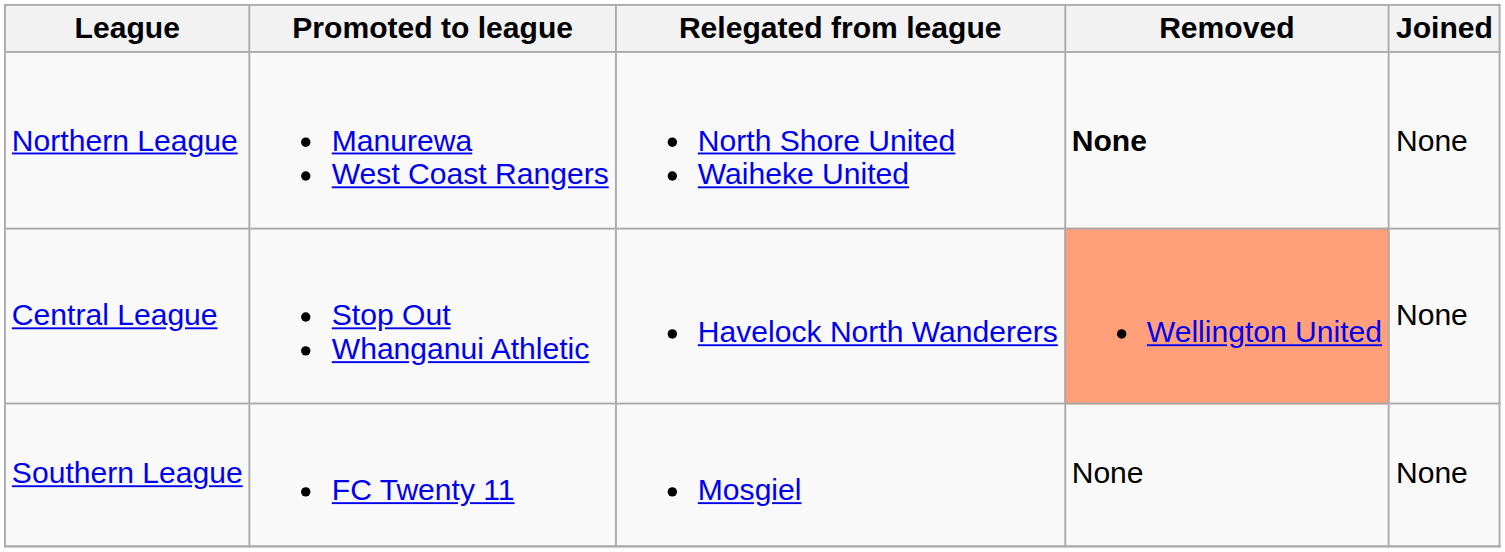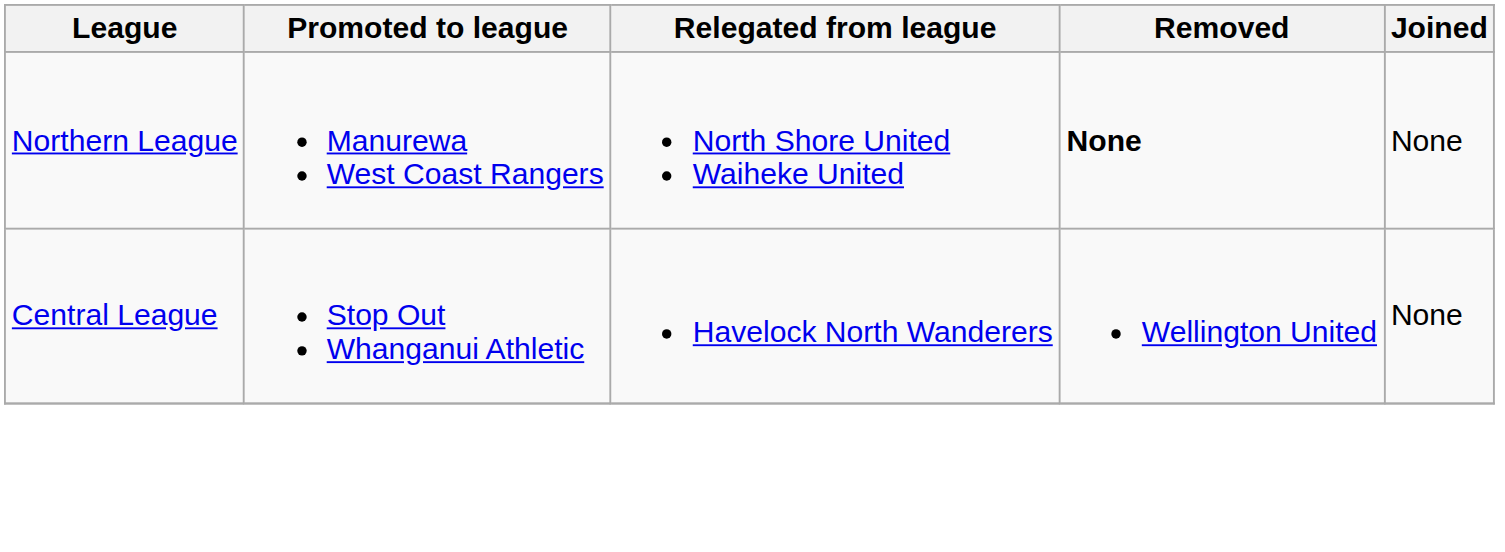(1227, 333) lightsalmon background -> (1222, 333) no background
- row: (127, 474)
